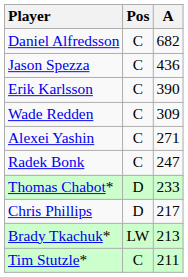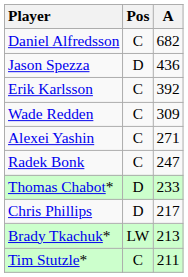(138, 65) C -> (138, 65) D
(168, 89) 390 -> (168, 89) 392
